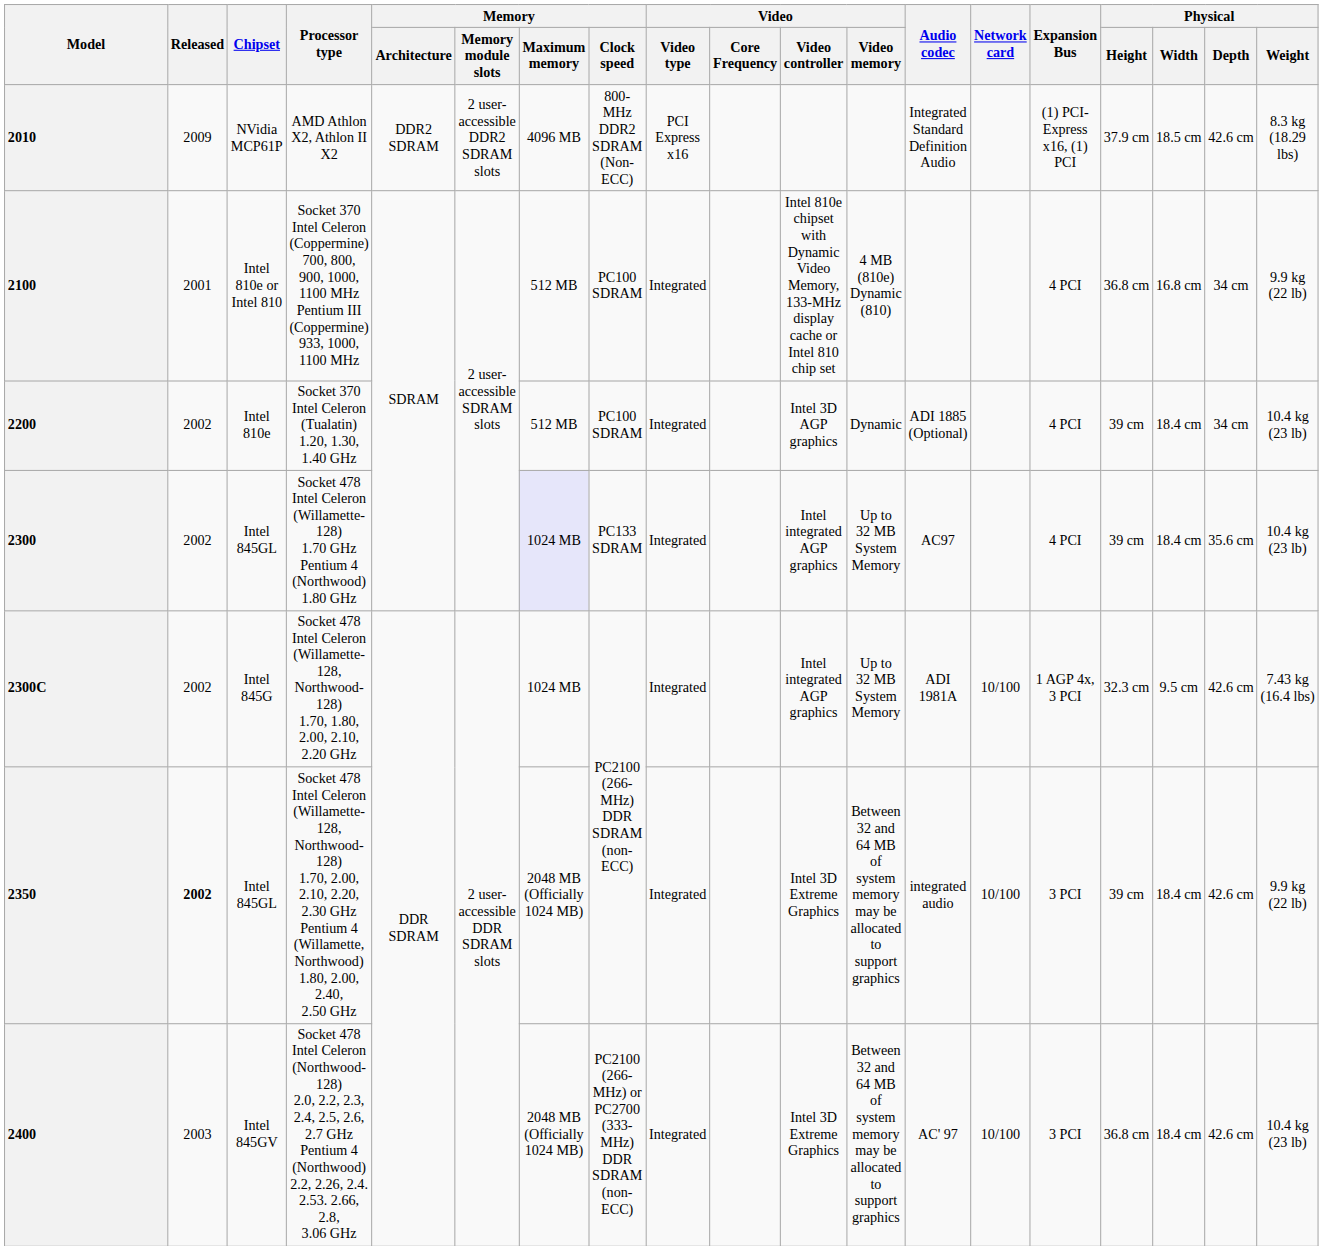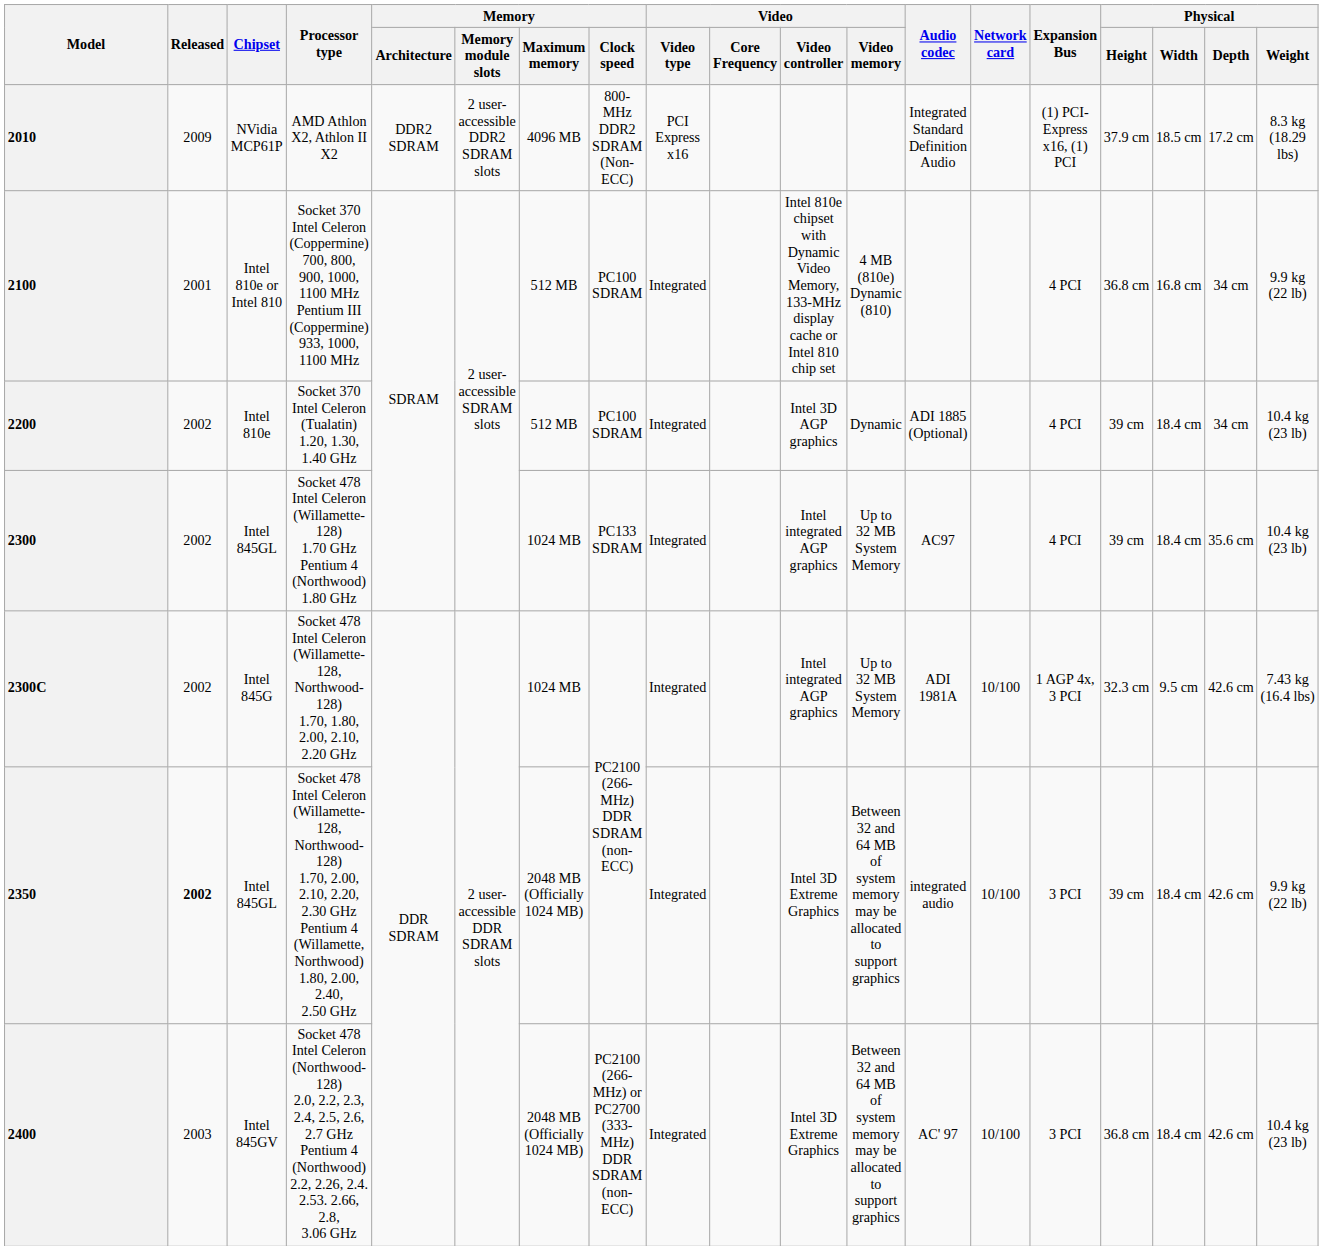(1231, 137) 42.6 cm -> (1231, 137) 17.2 cm
(554, 540) lavender background -> (554, 540) no background
